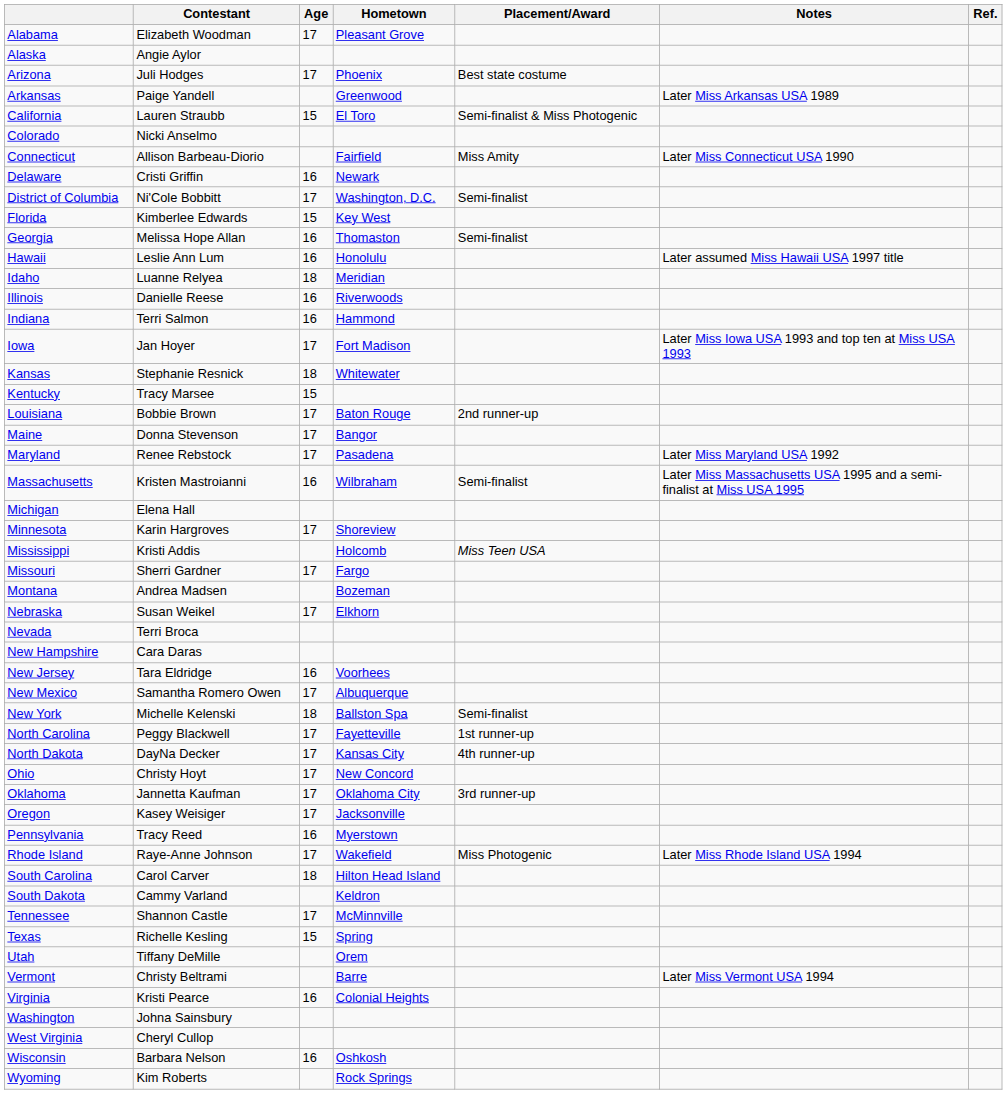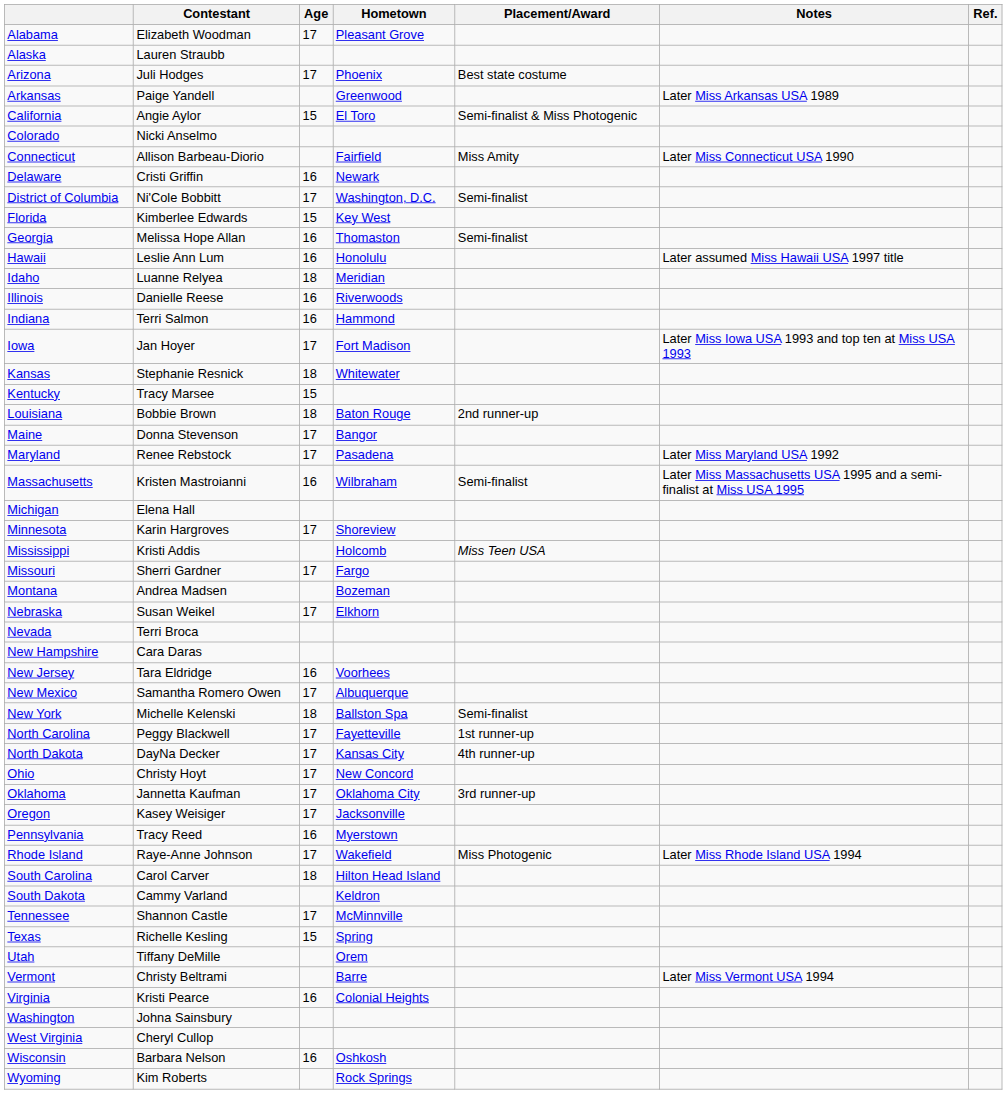(169, 55) Angie Aylor -> (181, 55) Lauren Straubb
(181, 116) Lauren Straubb -> (169, 116) Angie Aylor
(310, 414) 17 -> (310, 414) 18
